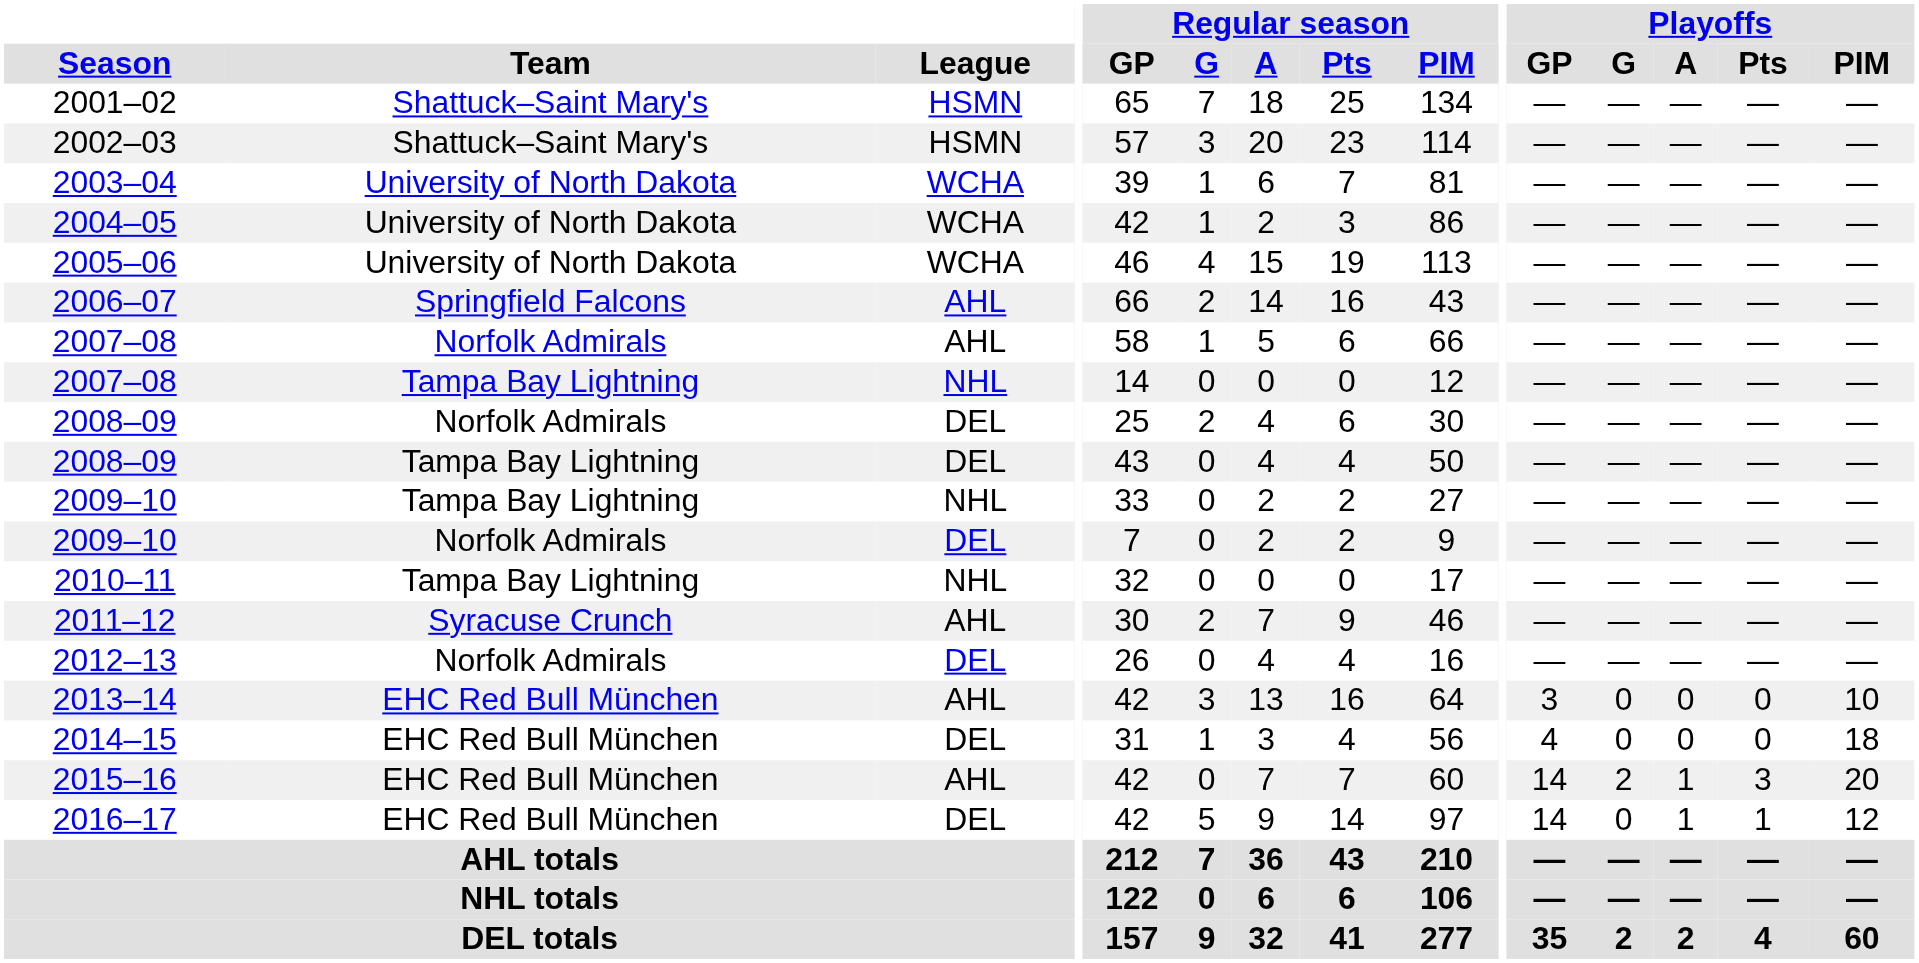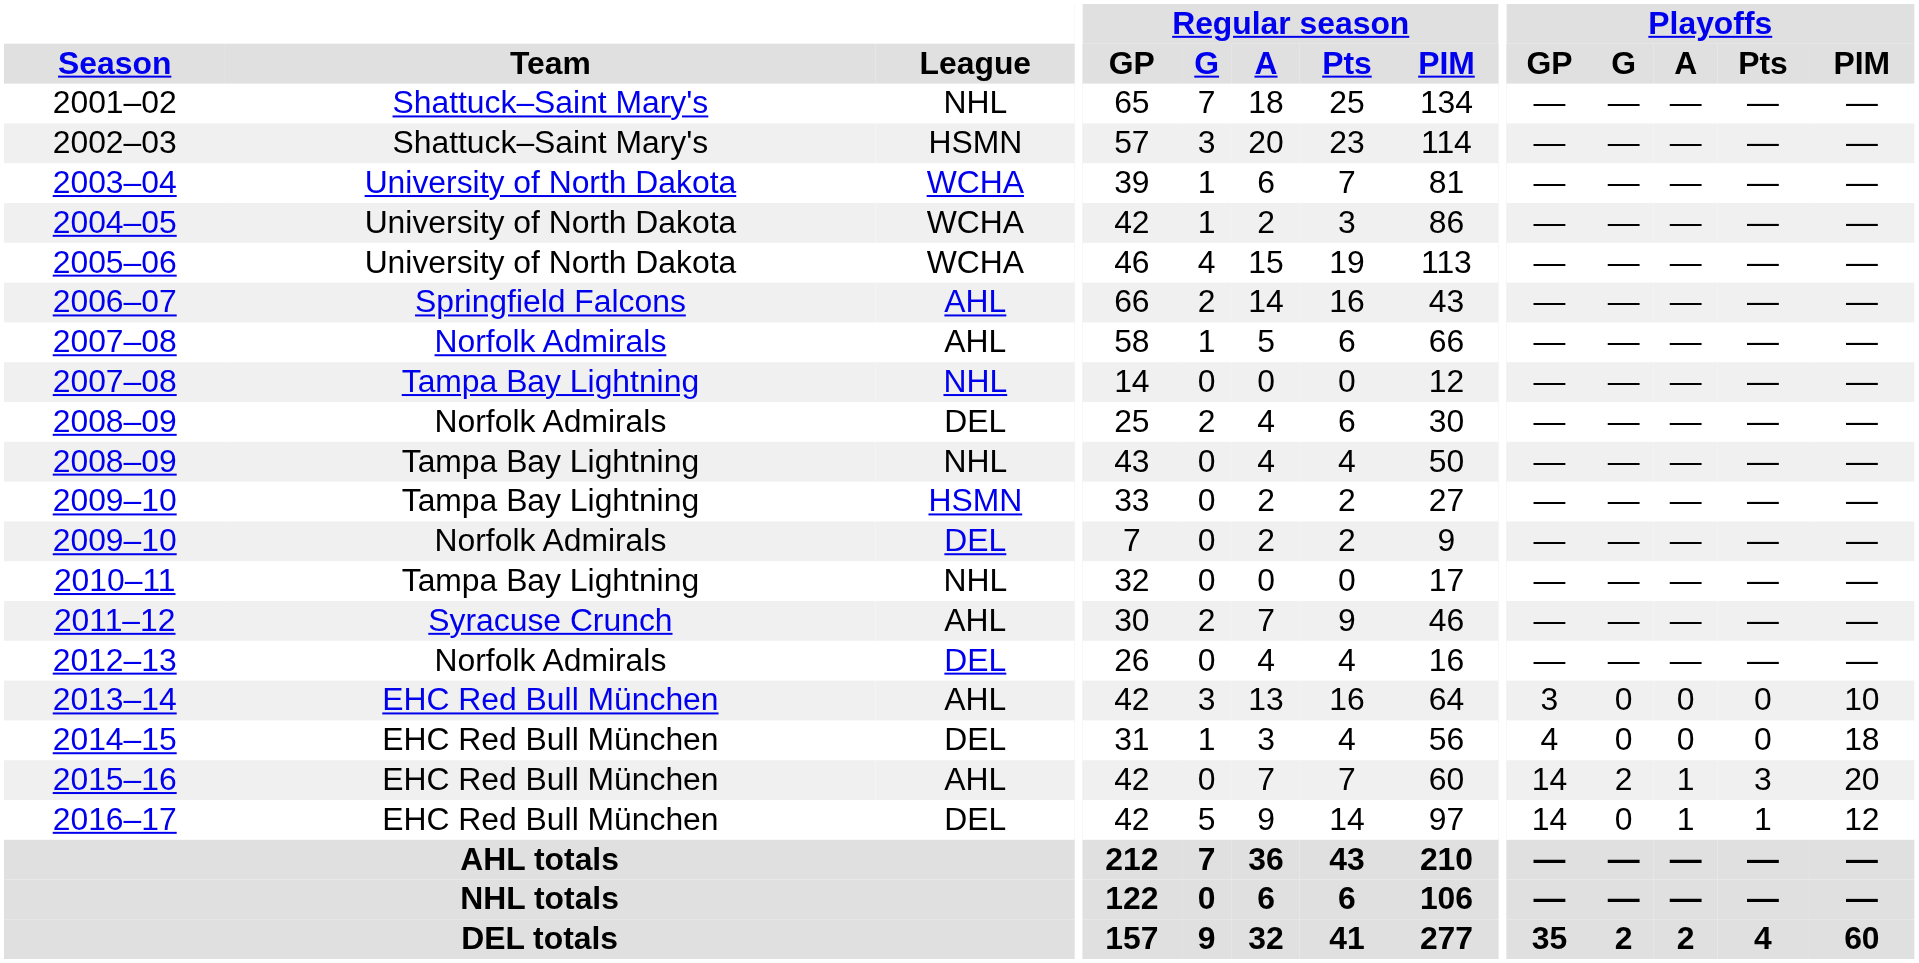(975, 103) HSMN -> (975, 103) NHL
(975, 461) DEL -> (975, 461) NHL
(975, 501) NHL -> (975, 501) HSMN
